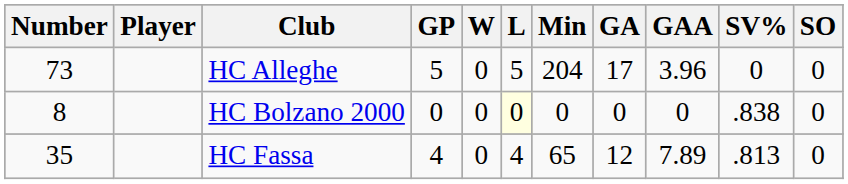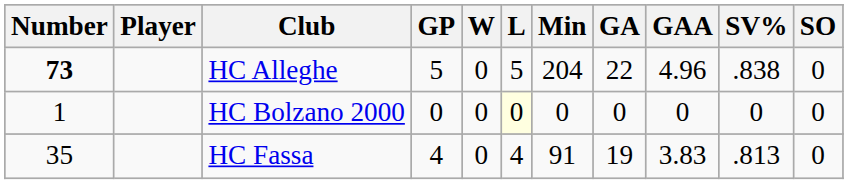(59, 69) normal -> (59, 69) bold
(619, 69) 17 -> (619, 69) 22
(683, 69) 3.96 -> (683, 69) 4.96
(756, 69) 0 -> (756, 69) .838
(59, 112) 8 -> (59, 112) 1
(756, 112) .838 -> (756, 112) 0
(562, 155) 65 -> (562, 155) 91
(619, 155) 12 -> (619, 155) 19
(683, 155) 7.89 -> (683, 155) 3.83
